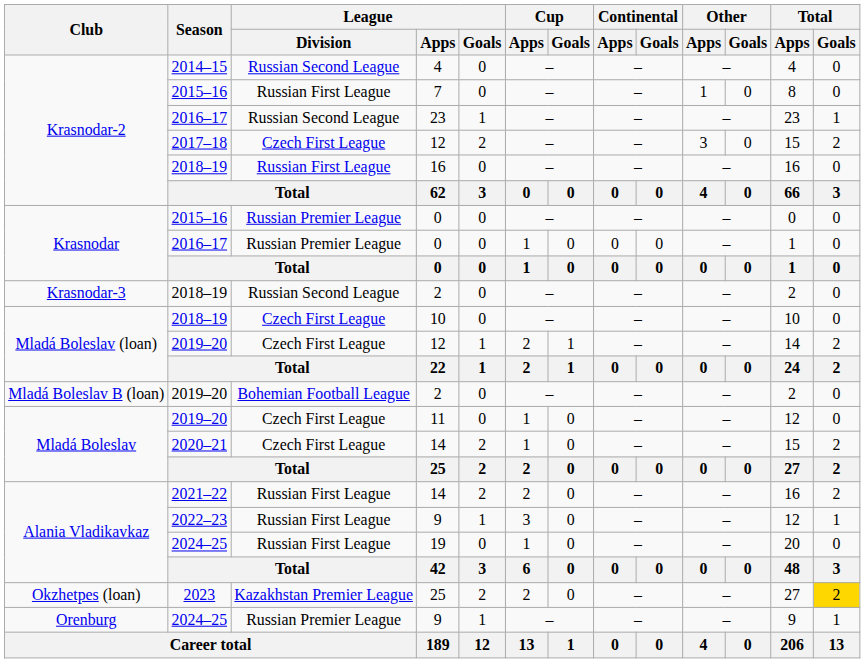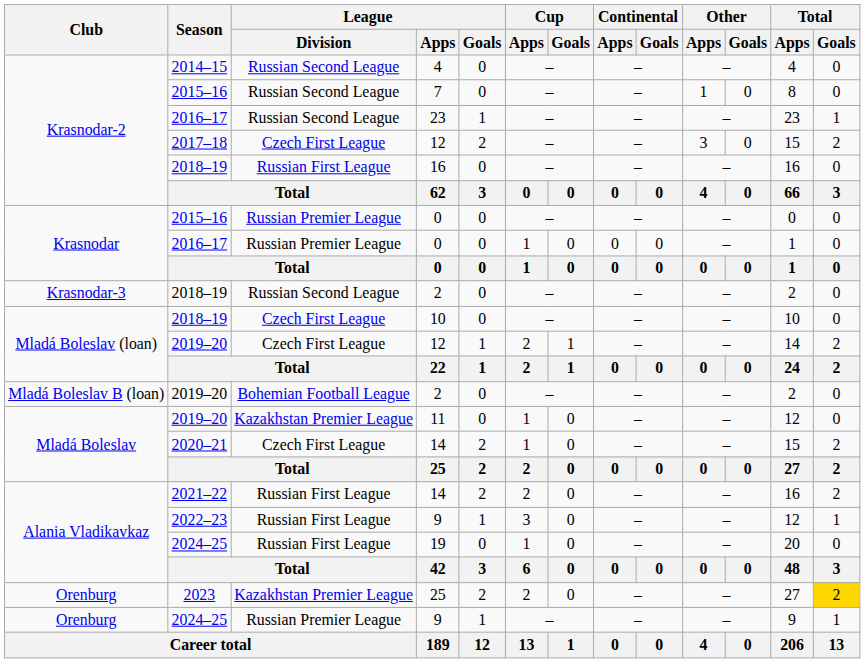(324, 92) Russian First League -> (324, 92) Russian Second League
(324, 419) Czech First League -> (324, 419) Kazakhstan Premier League
(86, 594) Okzhetpes (loan) -> (86, 594) Orenburg
